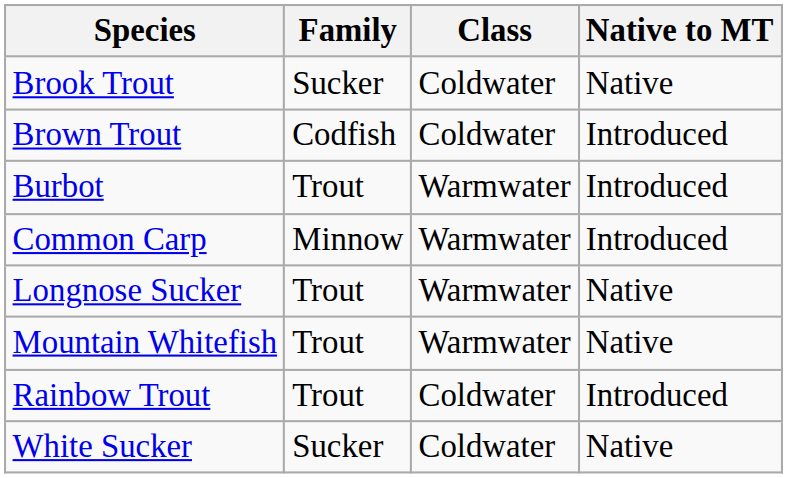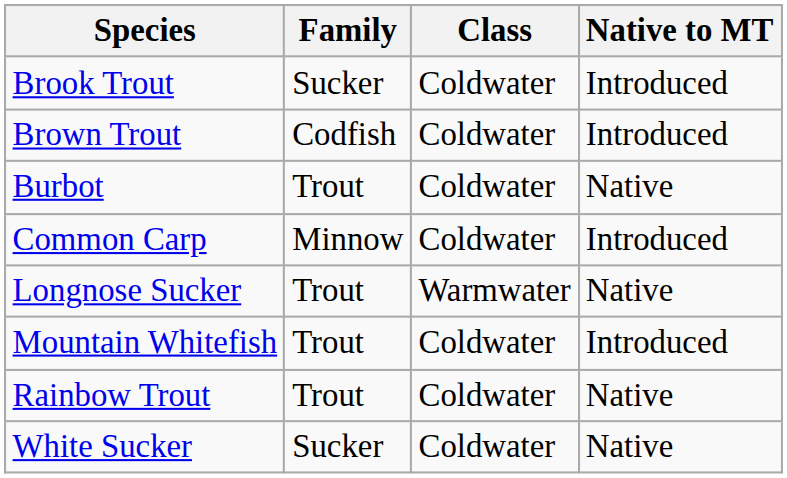(630, 82) Native -> (657, 82) Introduced
(495, 186) Warmwater -> (487, 186) Coldwater
(657, 186) Introduced -> (630, 186) Native
(495, 238) Warmwater -> (487, 238) Coldwater
(495, 342) Warmwater -> (487, 342) Coldwater
(630, 342) Native -> (657, 342) Introduced
(657, 394) Introduced -> (630, 394) Native
